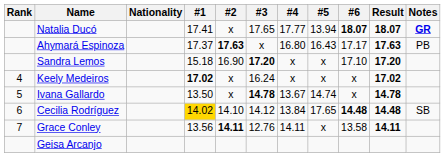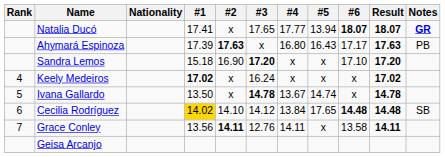(200, 45) 17.37 -> (200, 45) 17.39
